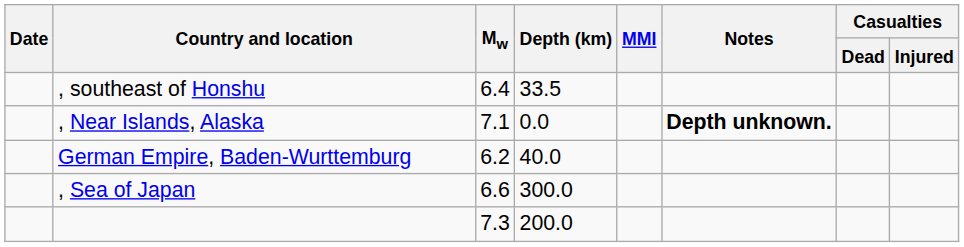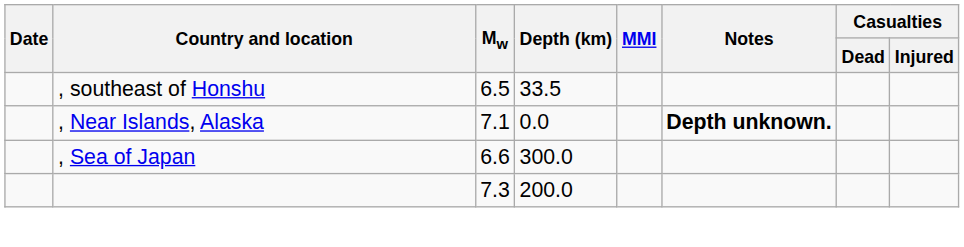(495, 88) 6.4 -> (495, 88) 6.5
- row: (235, 156)
